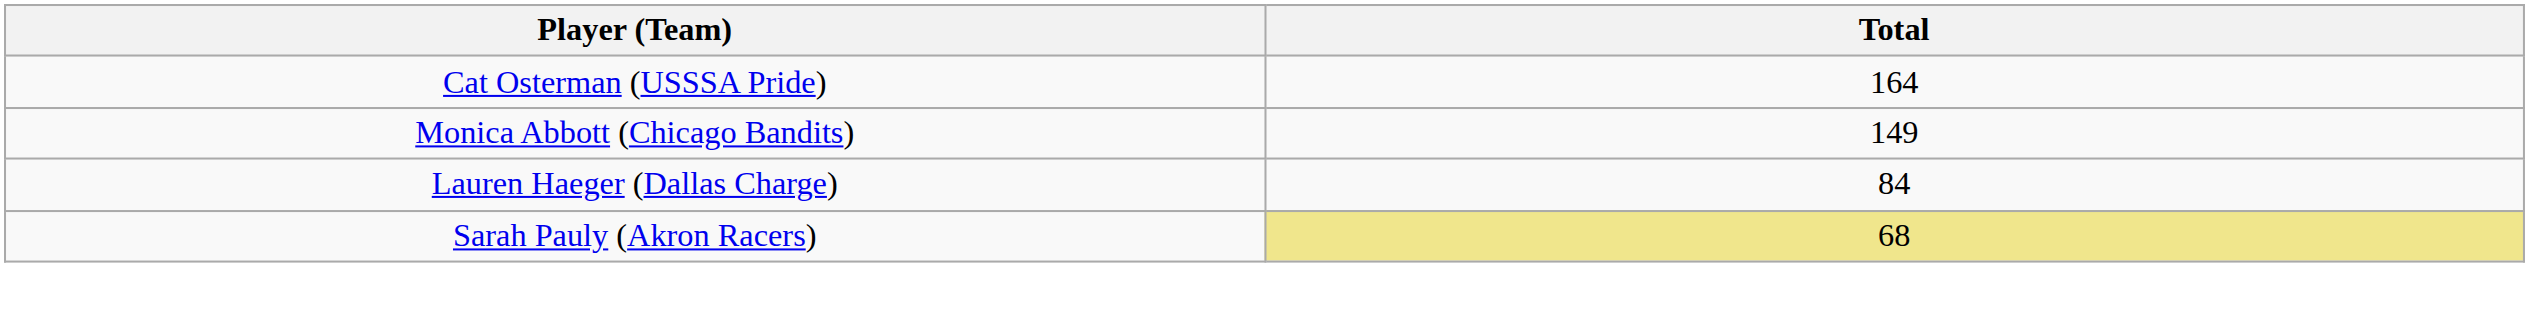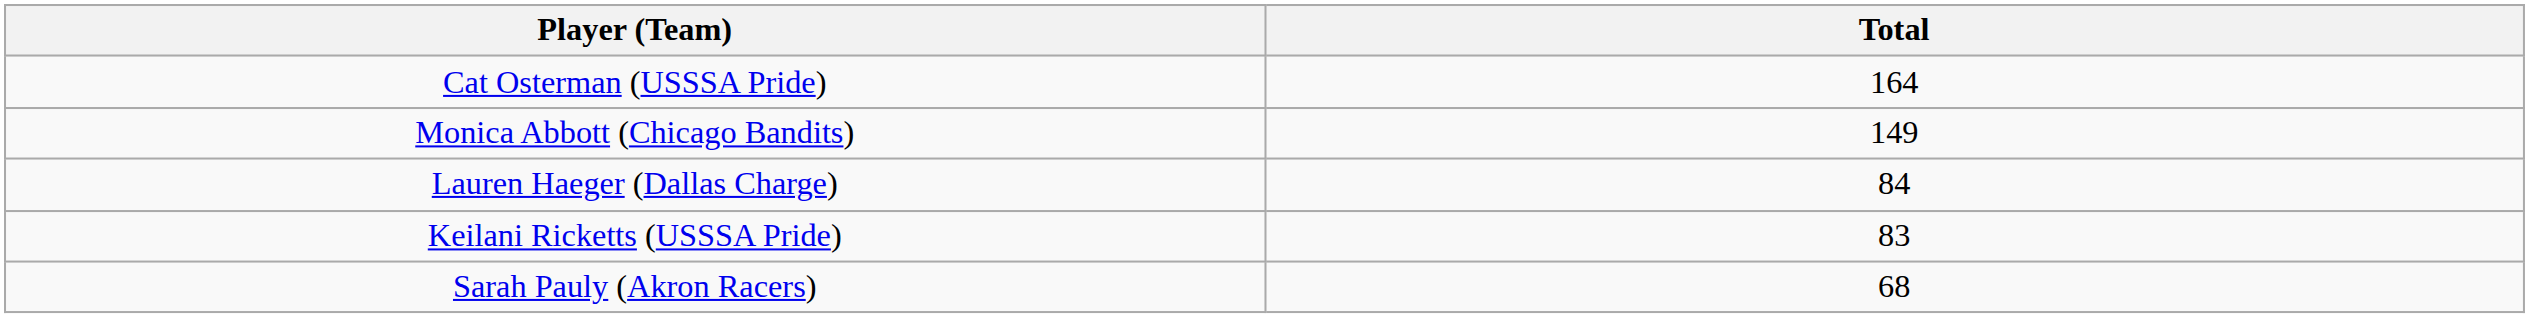+ row: (635, 235)
(1894, 235) khaki background -> (1894, 286) no background
